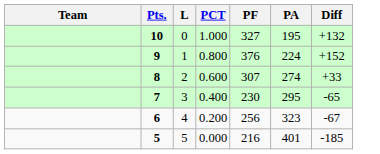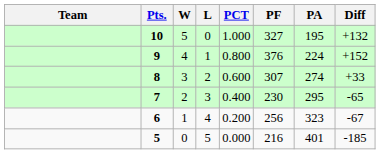+ column: (184, 15)
